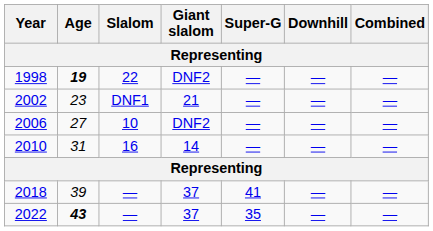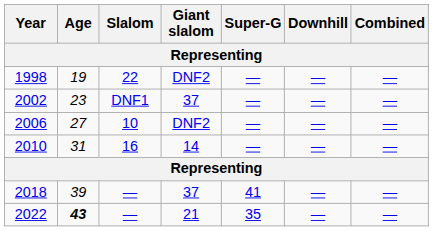(78, 77) bold -> (78, 77) normal
(191, 100) 21 -> (191, 100) 37
(191, 214) 37 -> (191, 214) 21
